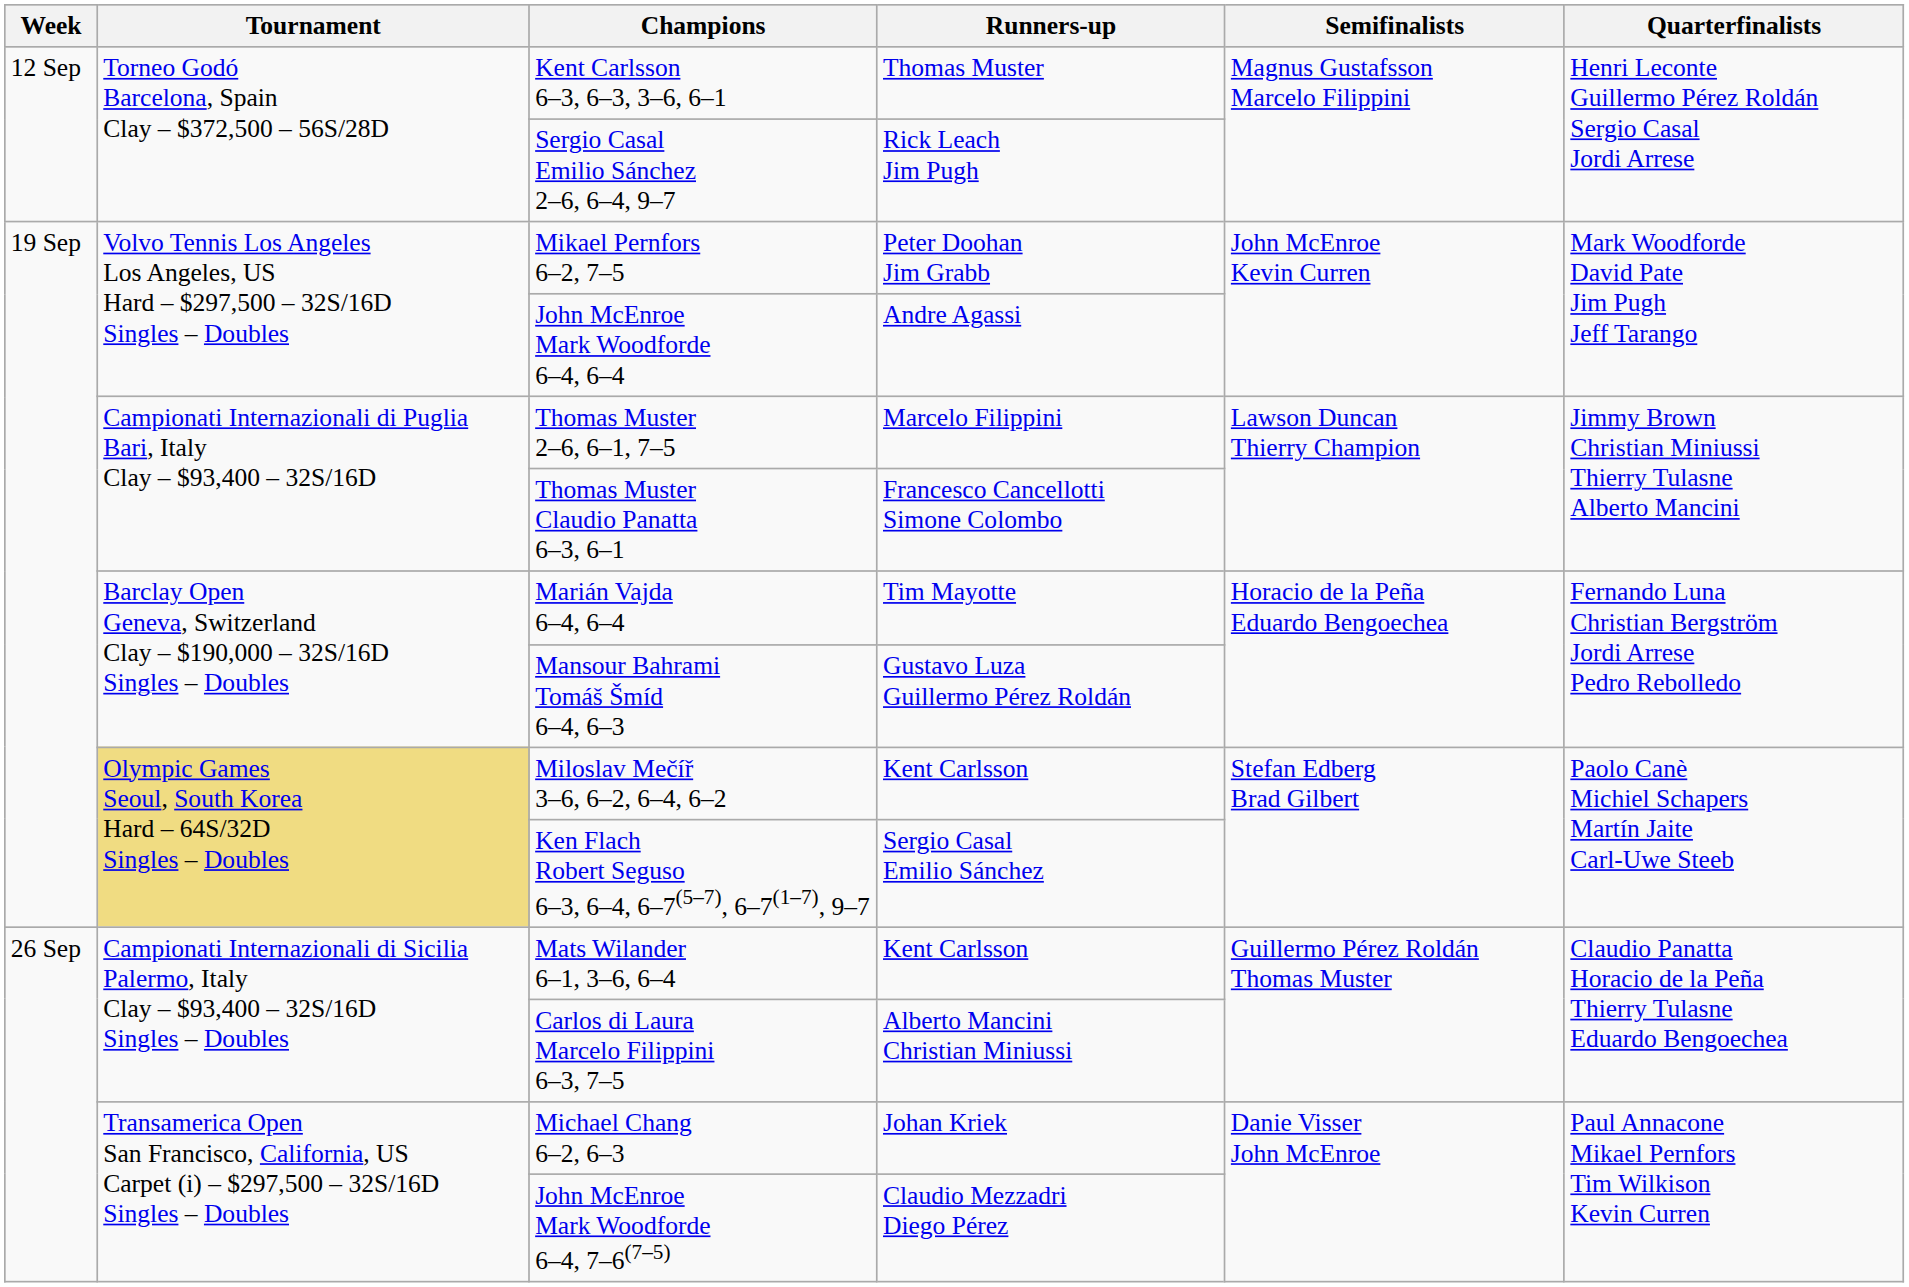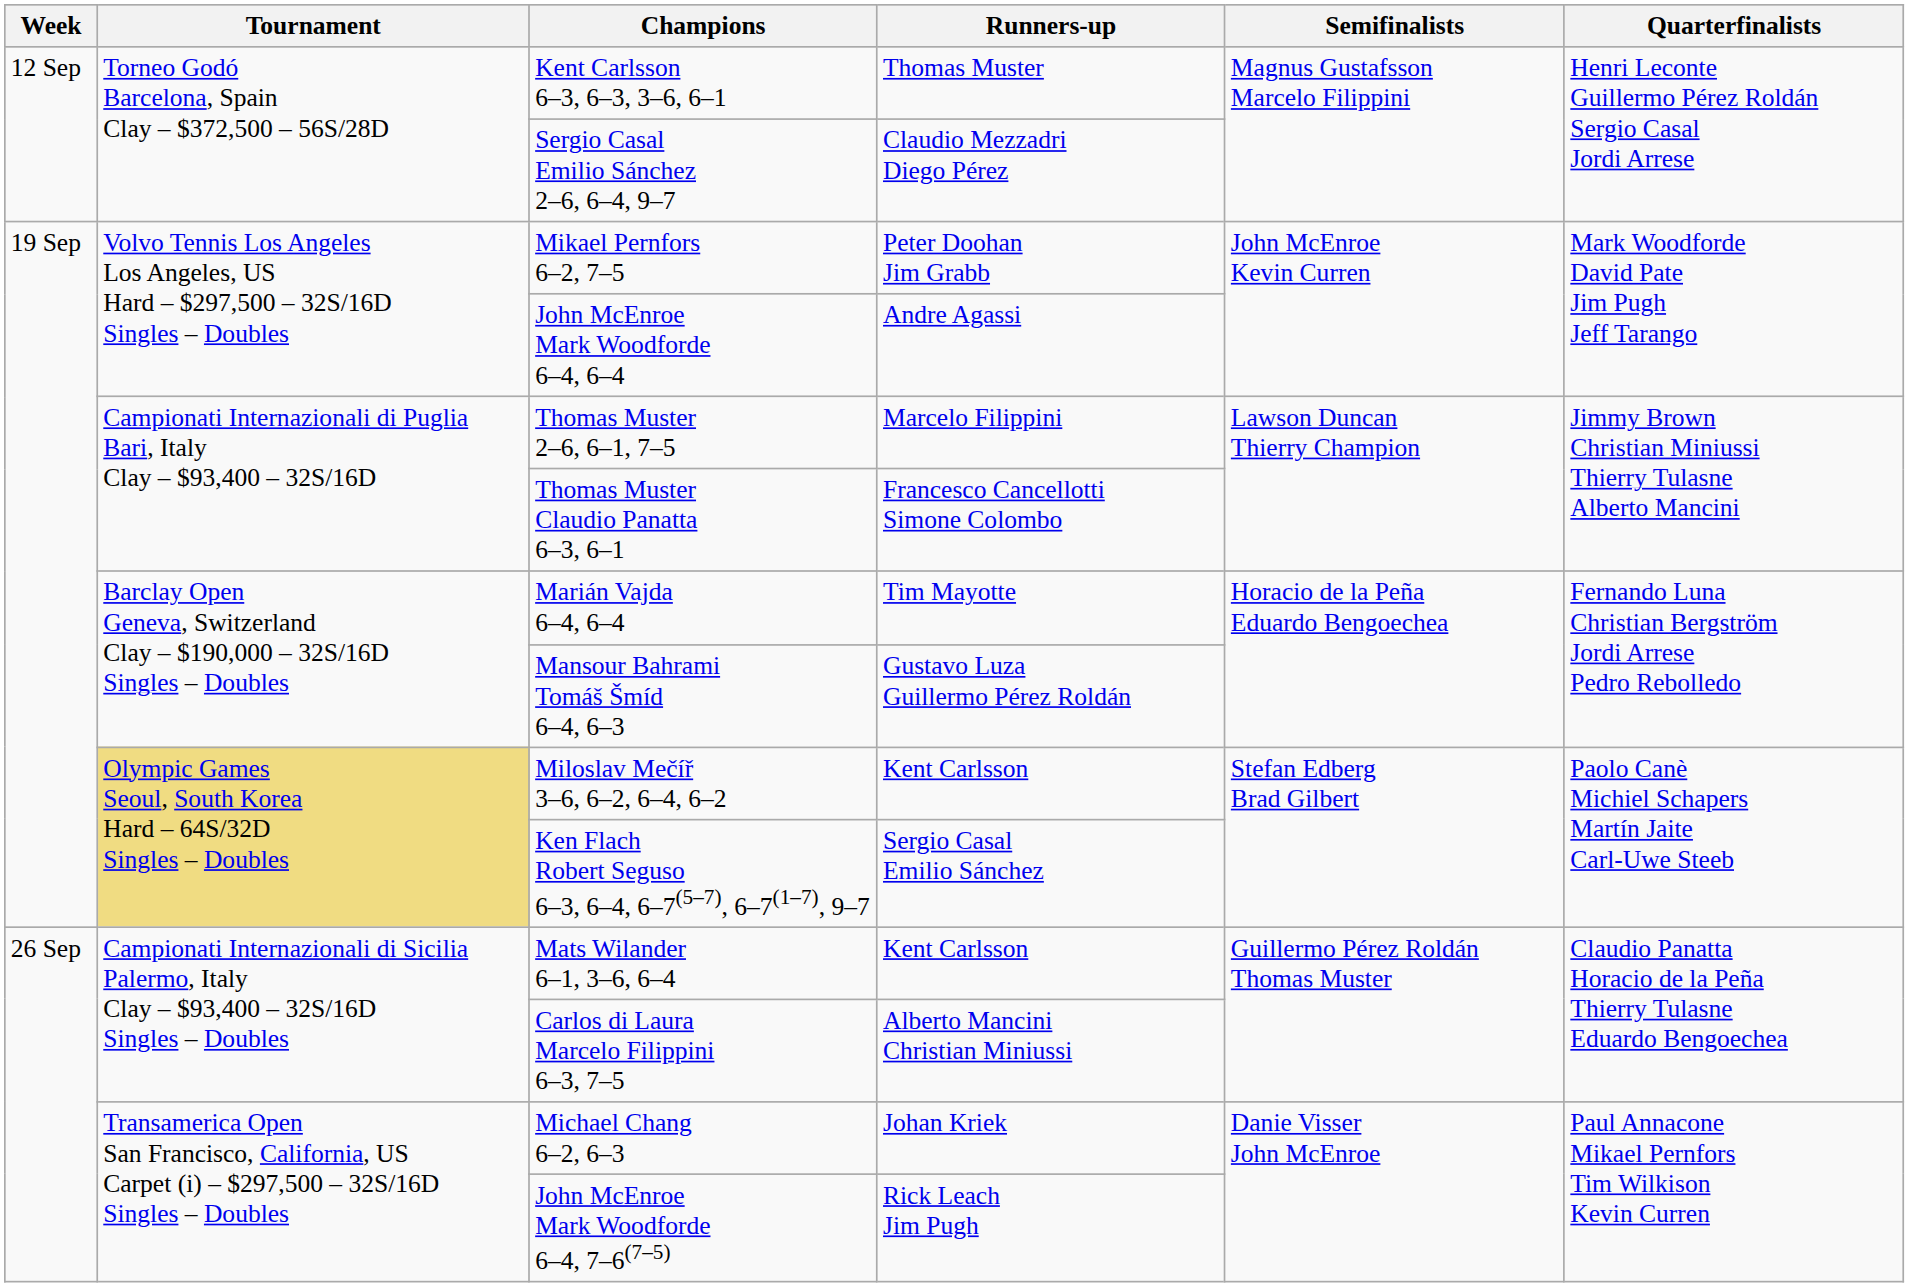(941, 155) Rick Leach Jim Pugh -> (975, 155) Claudio Mezzadri Diego Pérez
(975, 1210) Claudio Mezzadri Diego Pérez -> (941, 1210) Rick Leach Jim Pugh
